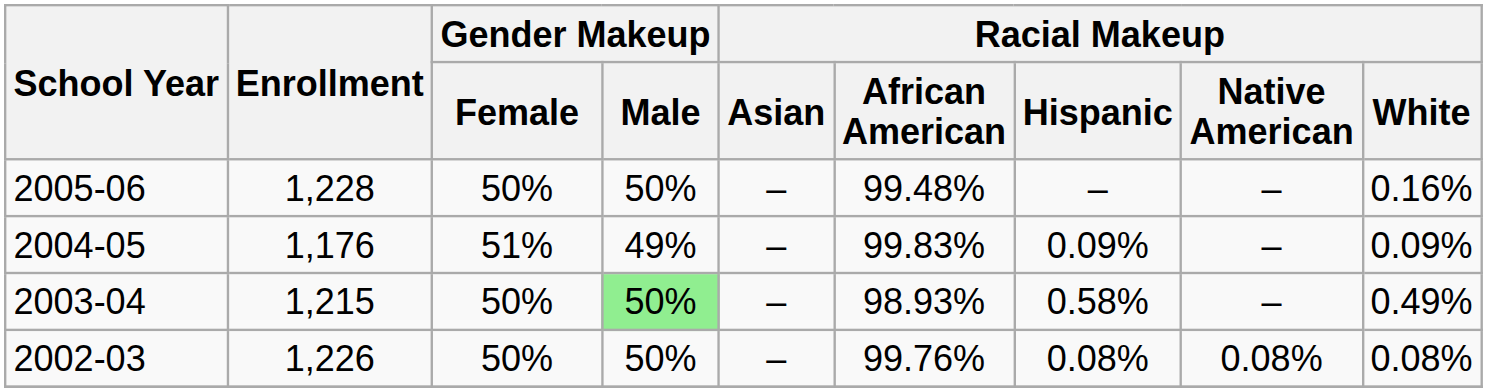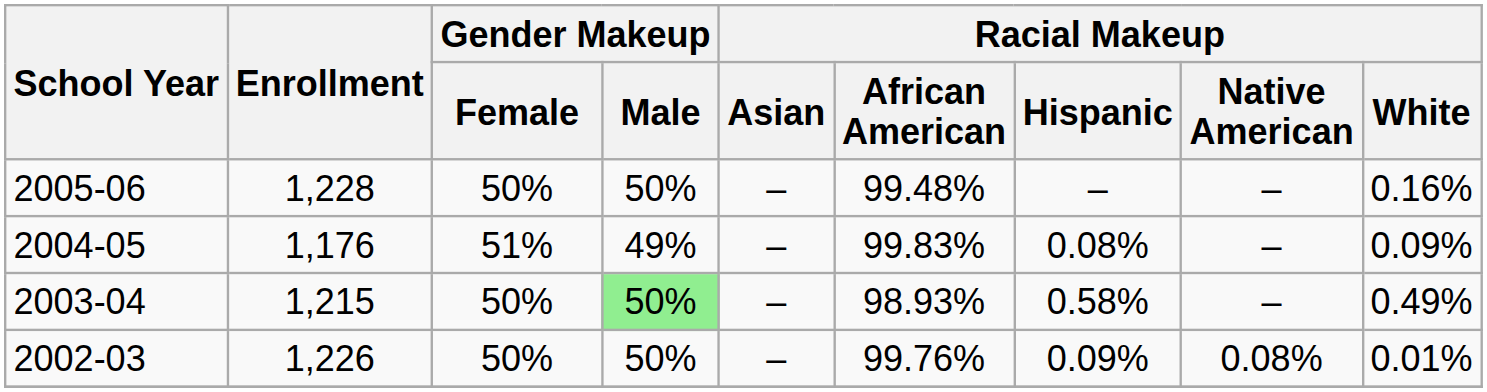(1098, 245) 0.09% -> (1098, 245) 0.08%
(1098, 359) 0.08% -> (1098, 359) 0.09%
(1421, 359) 0.08% -> (1421, 359) 0.01%
